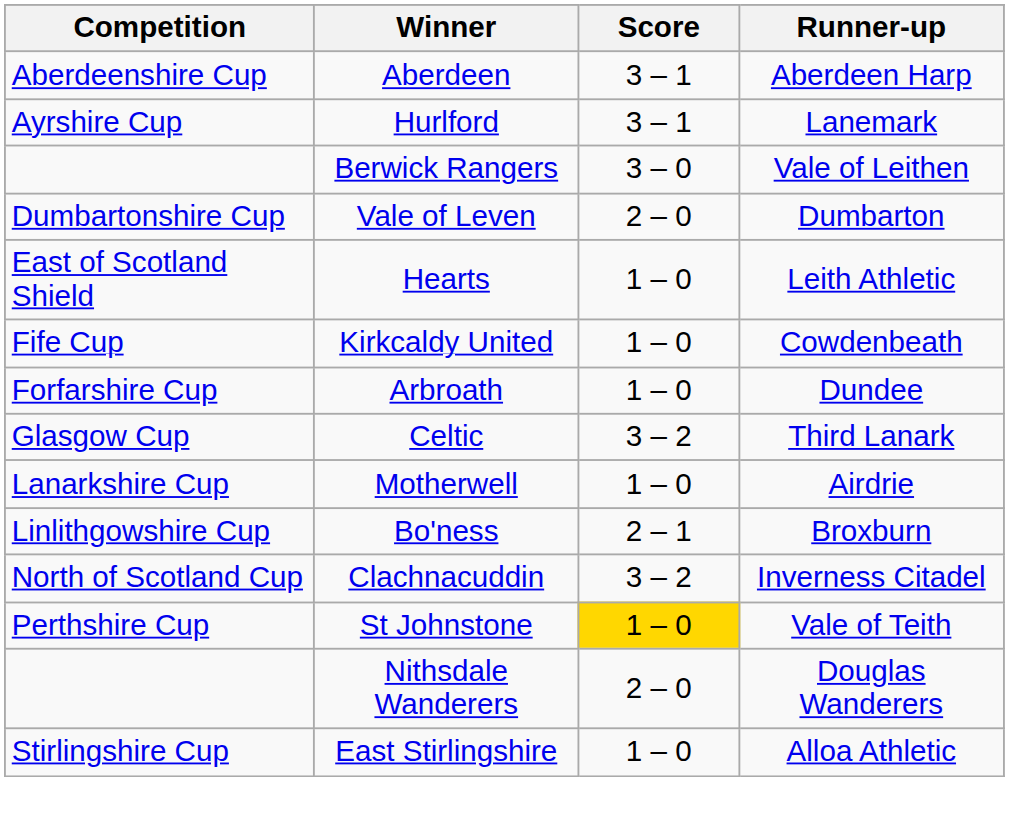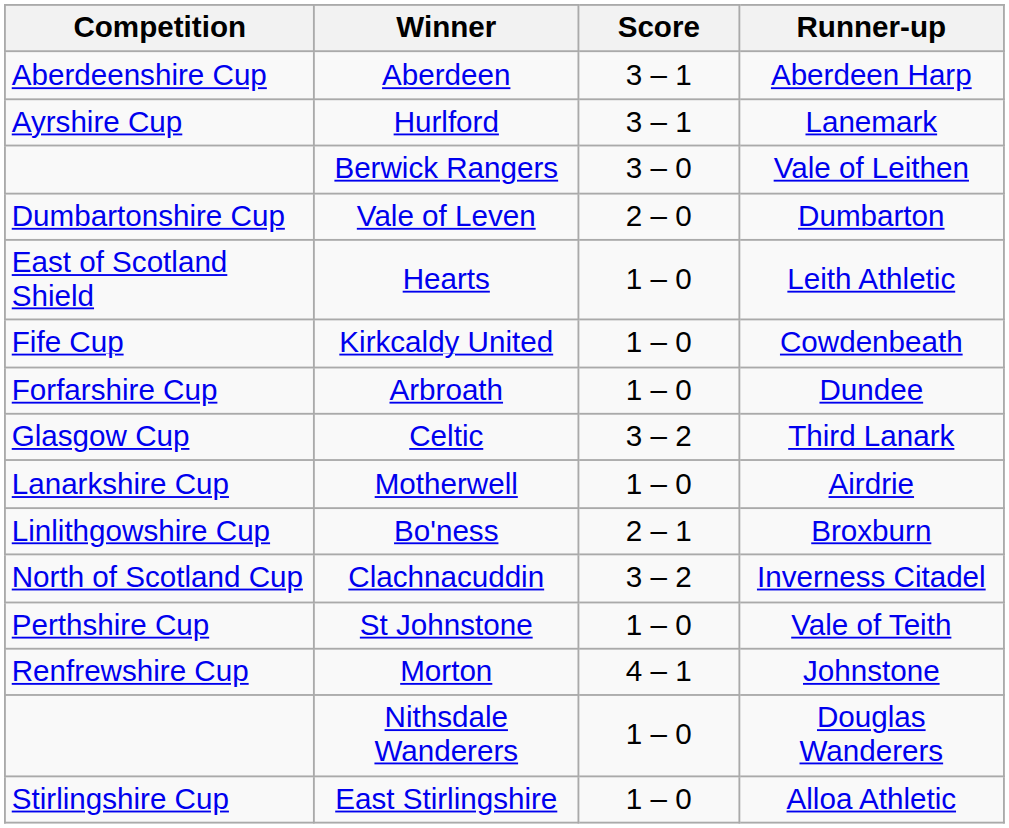(659, 624) gold background -> (659, 624) no background
+ row: (446, 671)
(659, 688) 2 – 0 -> (659, 735) 1 – 0
